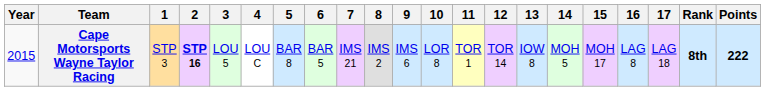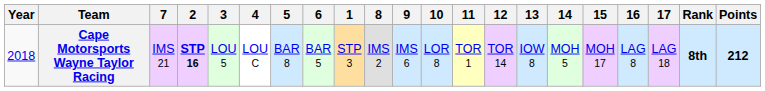columns swapped: (165, 15) <-> (350, 15)
(21, 55) 2015 -> (21, 55) 2018
(738, 55) 222 -> (738, 55) 212
